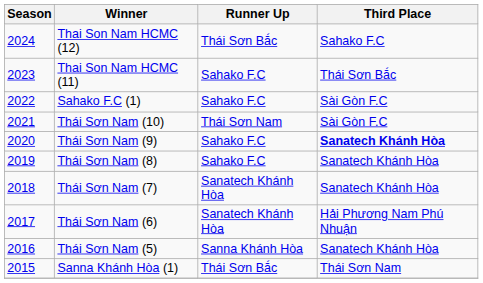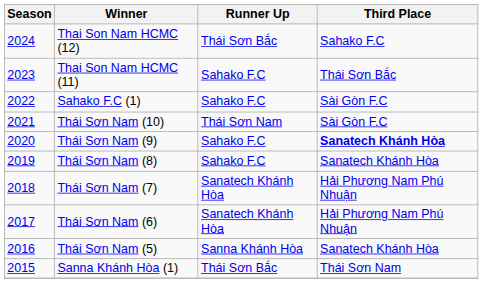(379, 188) Sanatech Khánh Hòa -> (382, 188) Hải Phương Nam Phú Nhuận
